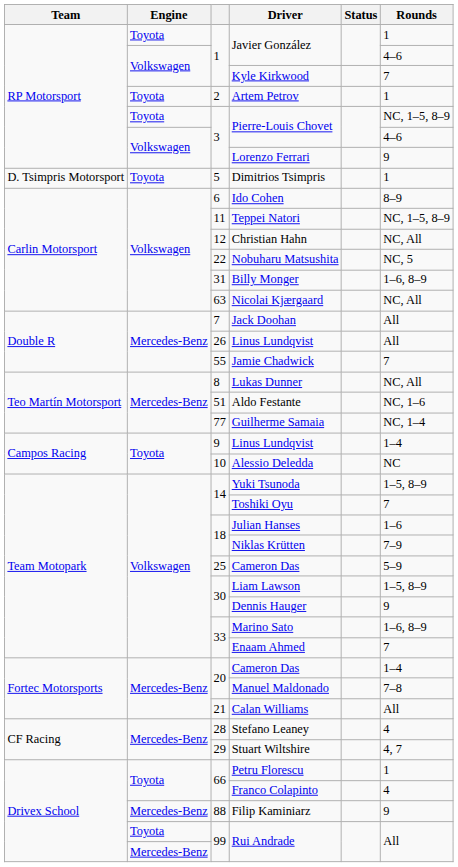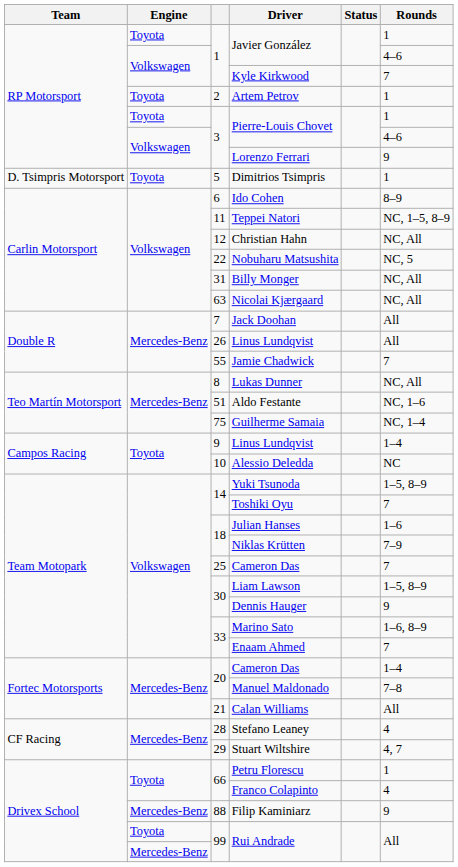(417, 116) NC, 1–5, 8–9 -> (386, 116) 1
(405, 279) 1–6, 8–9 -> (403, 279) NC, All
(220, 422) 77 -> (220, 422) 75
(393, 565) 5–9 -> (386, 565) 7
